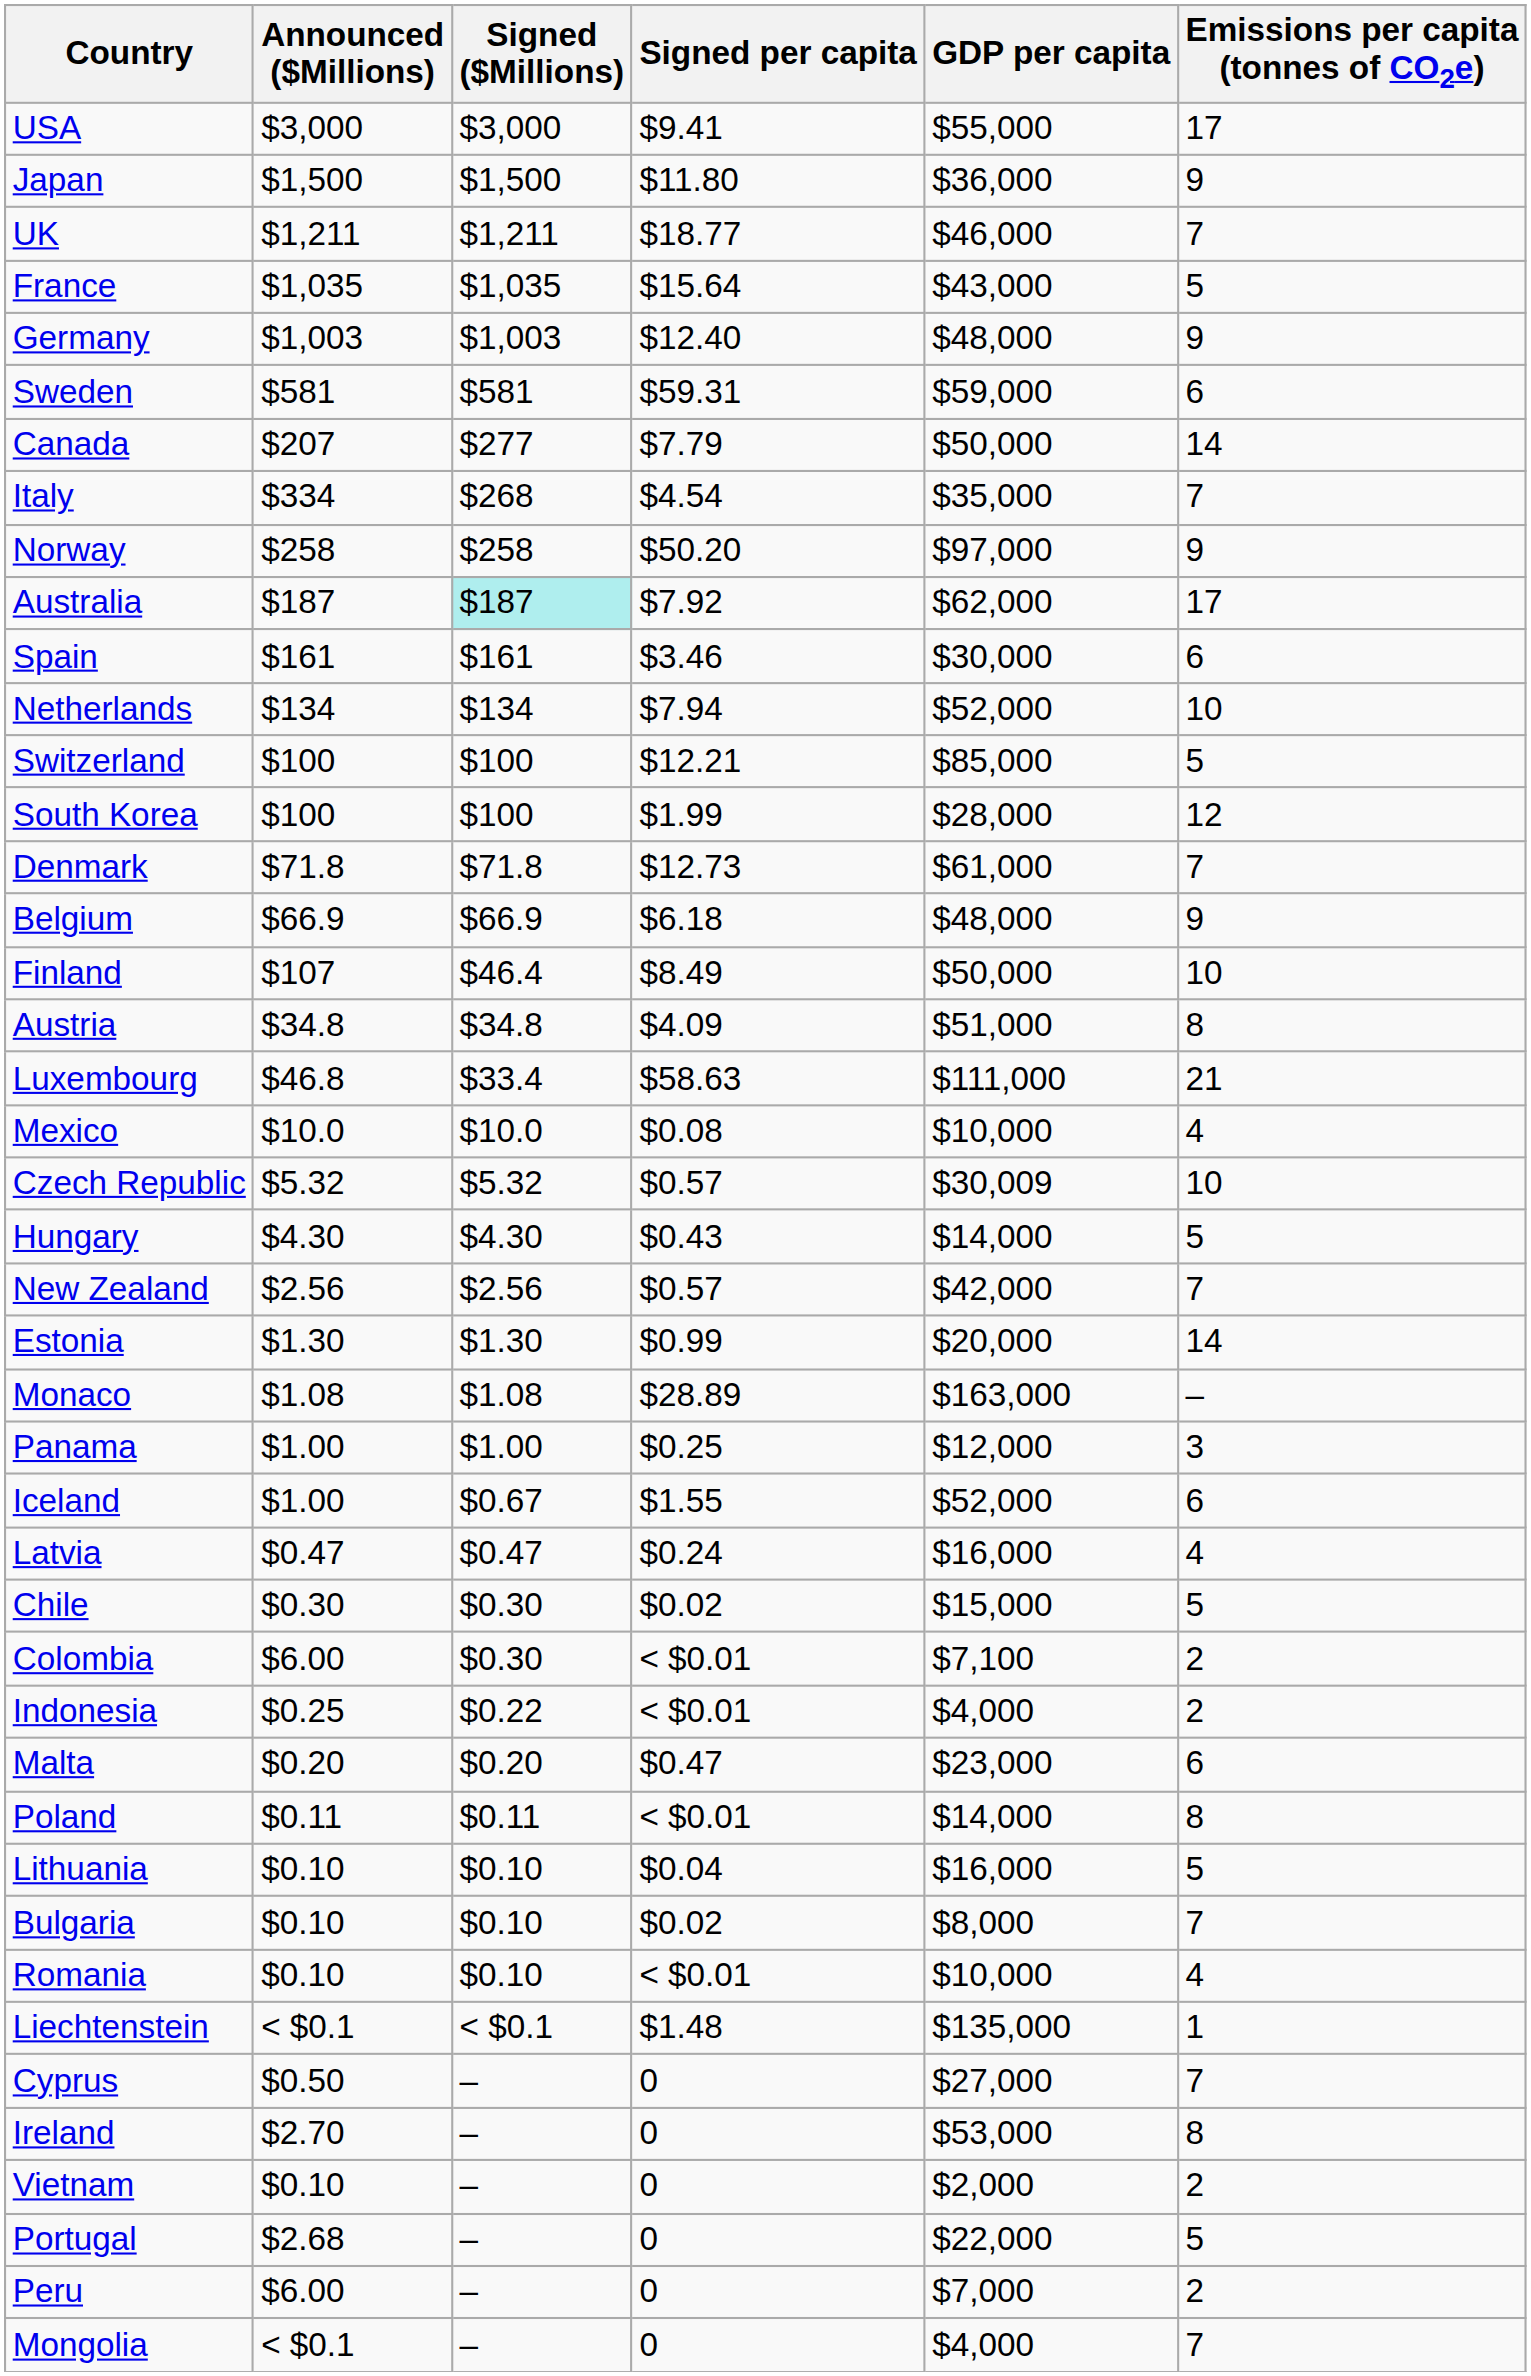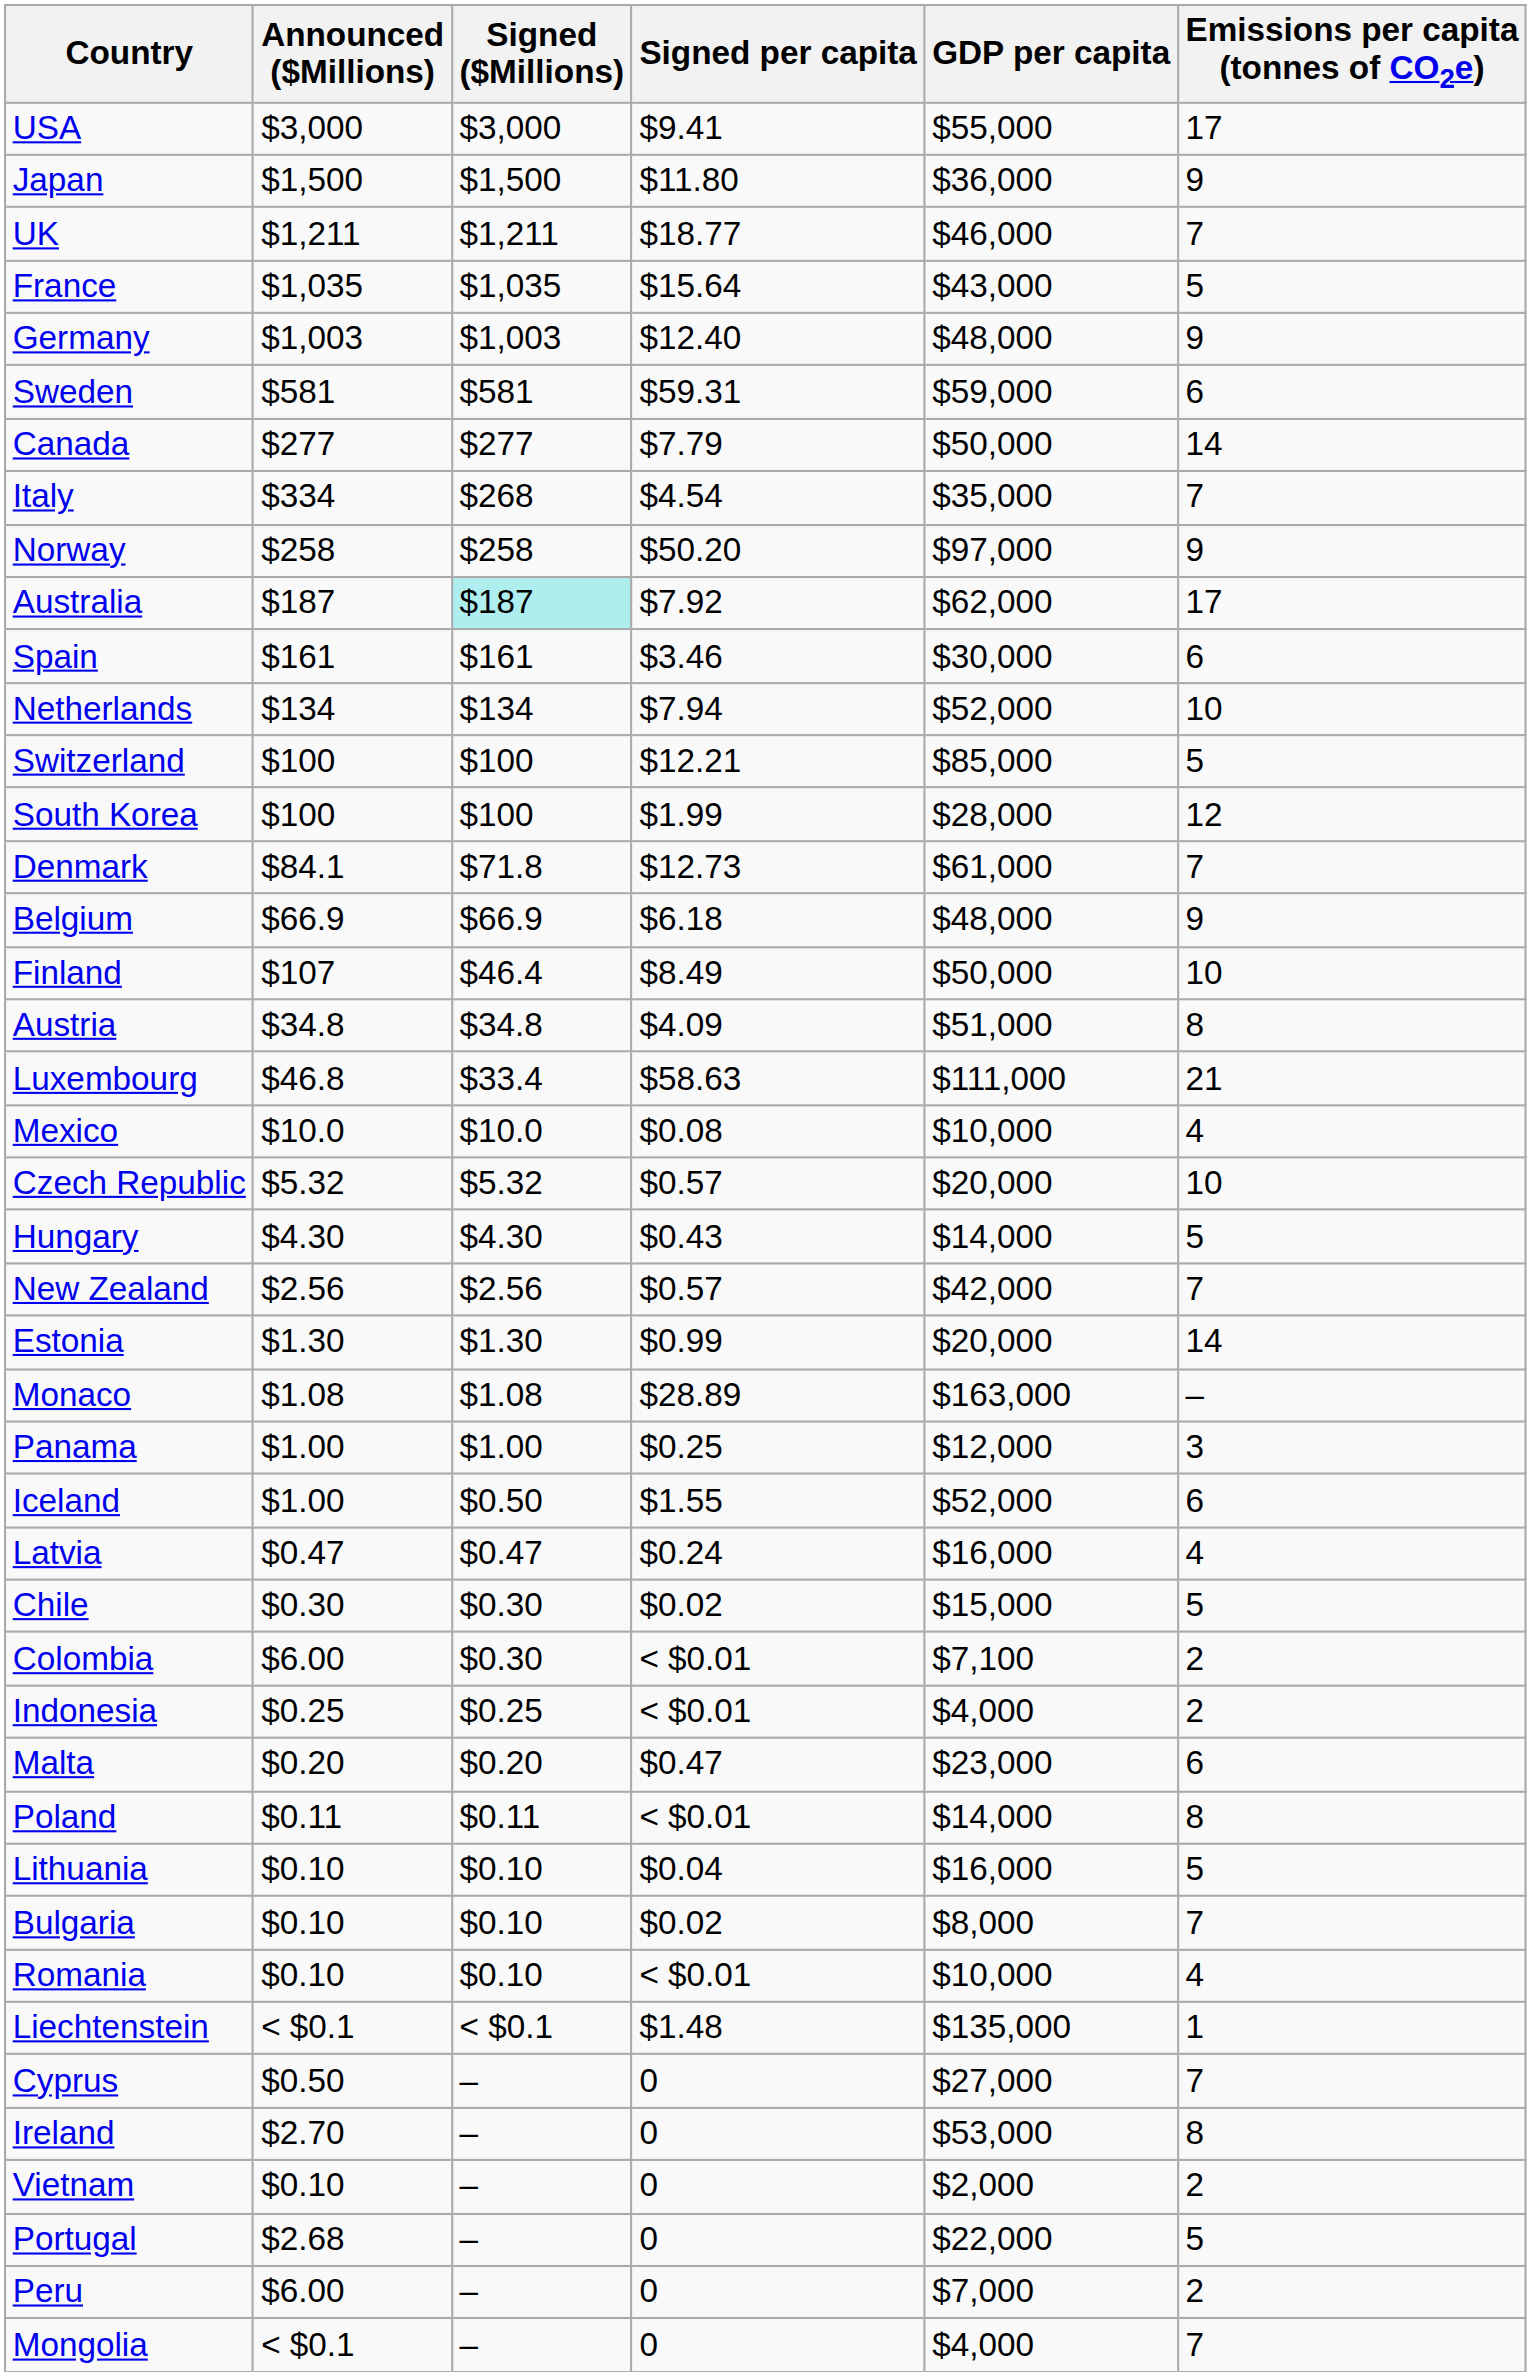(298, 444) $207 -> (298, 444) $277
(303, 866) $71.8 -> (303, 866) $84.1
(992, 1183) $30,009 -> (992, 1183) $20,000
(501, 1500) $0.67 -> (501, 1500) $0.50
(501, 1711) $0.22 -> (501, 1711) $0.25
